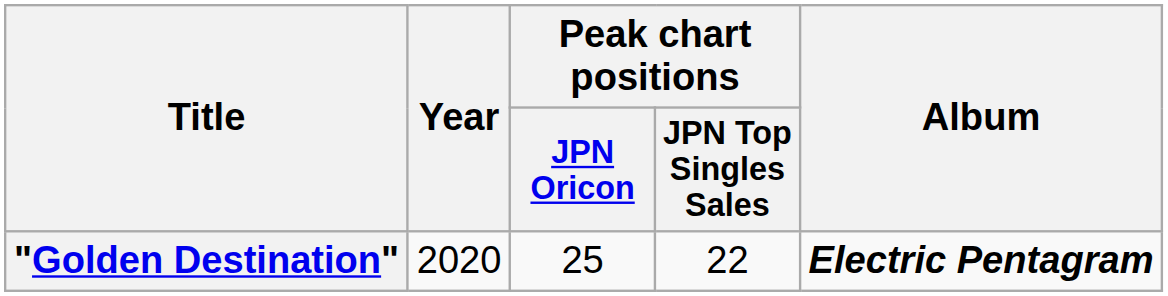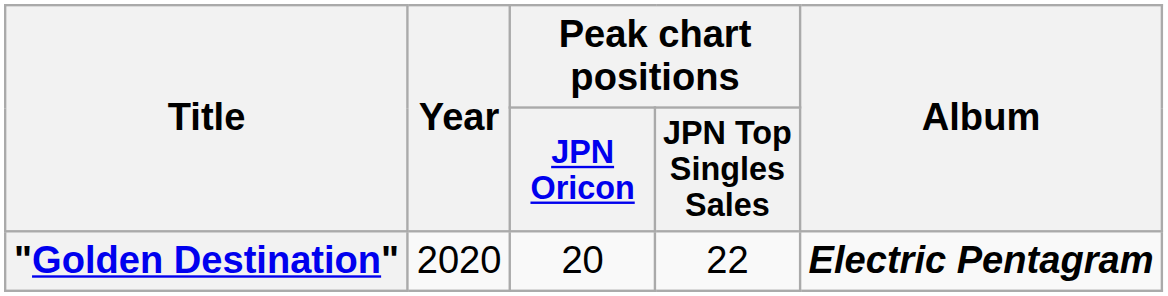(583, 260) 25 -> (583, 260) 20
